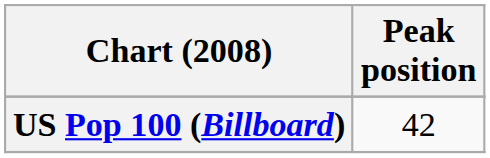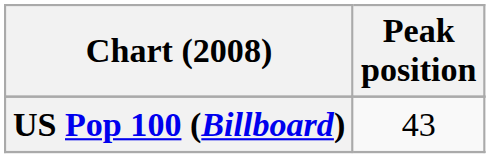(419, 123) 42 -> (419, 123) 43
